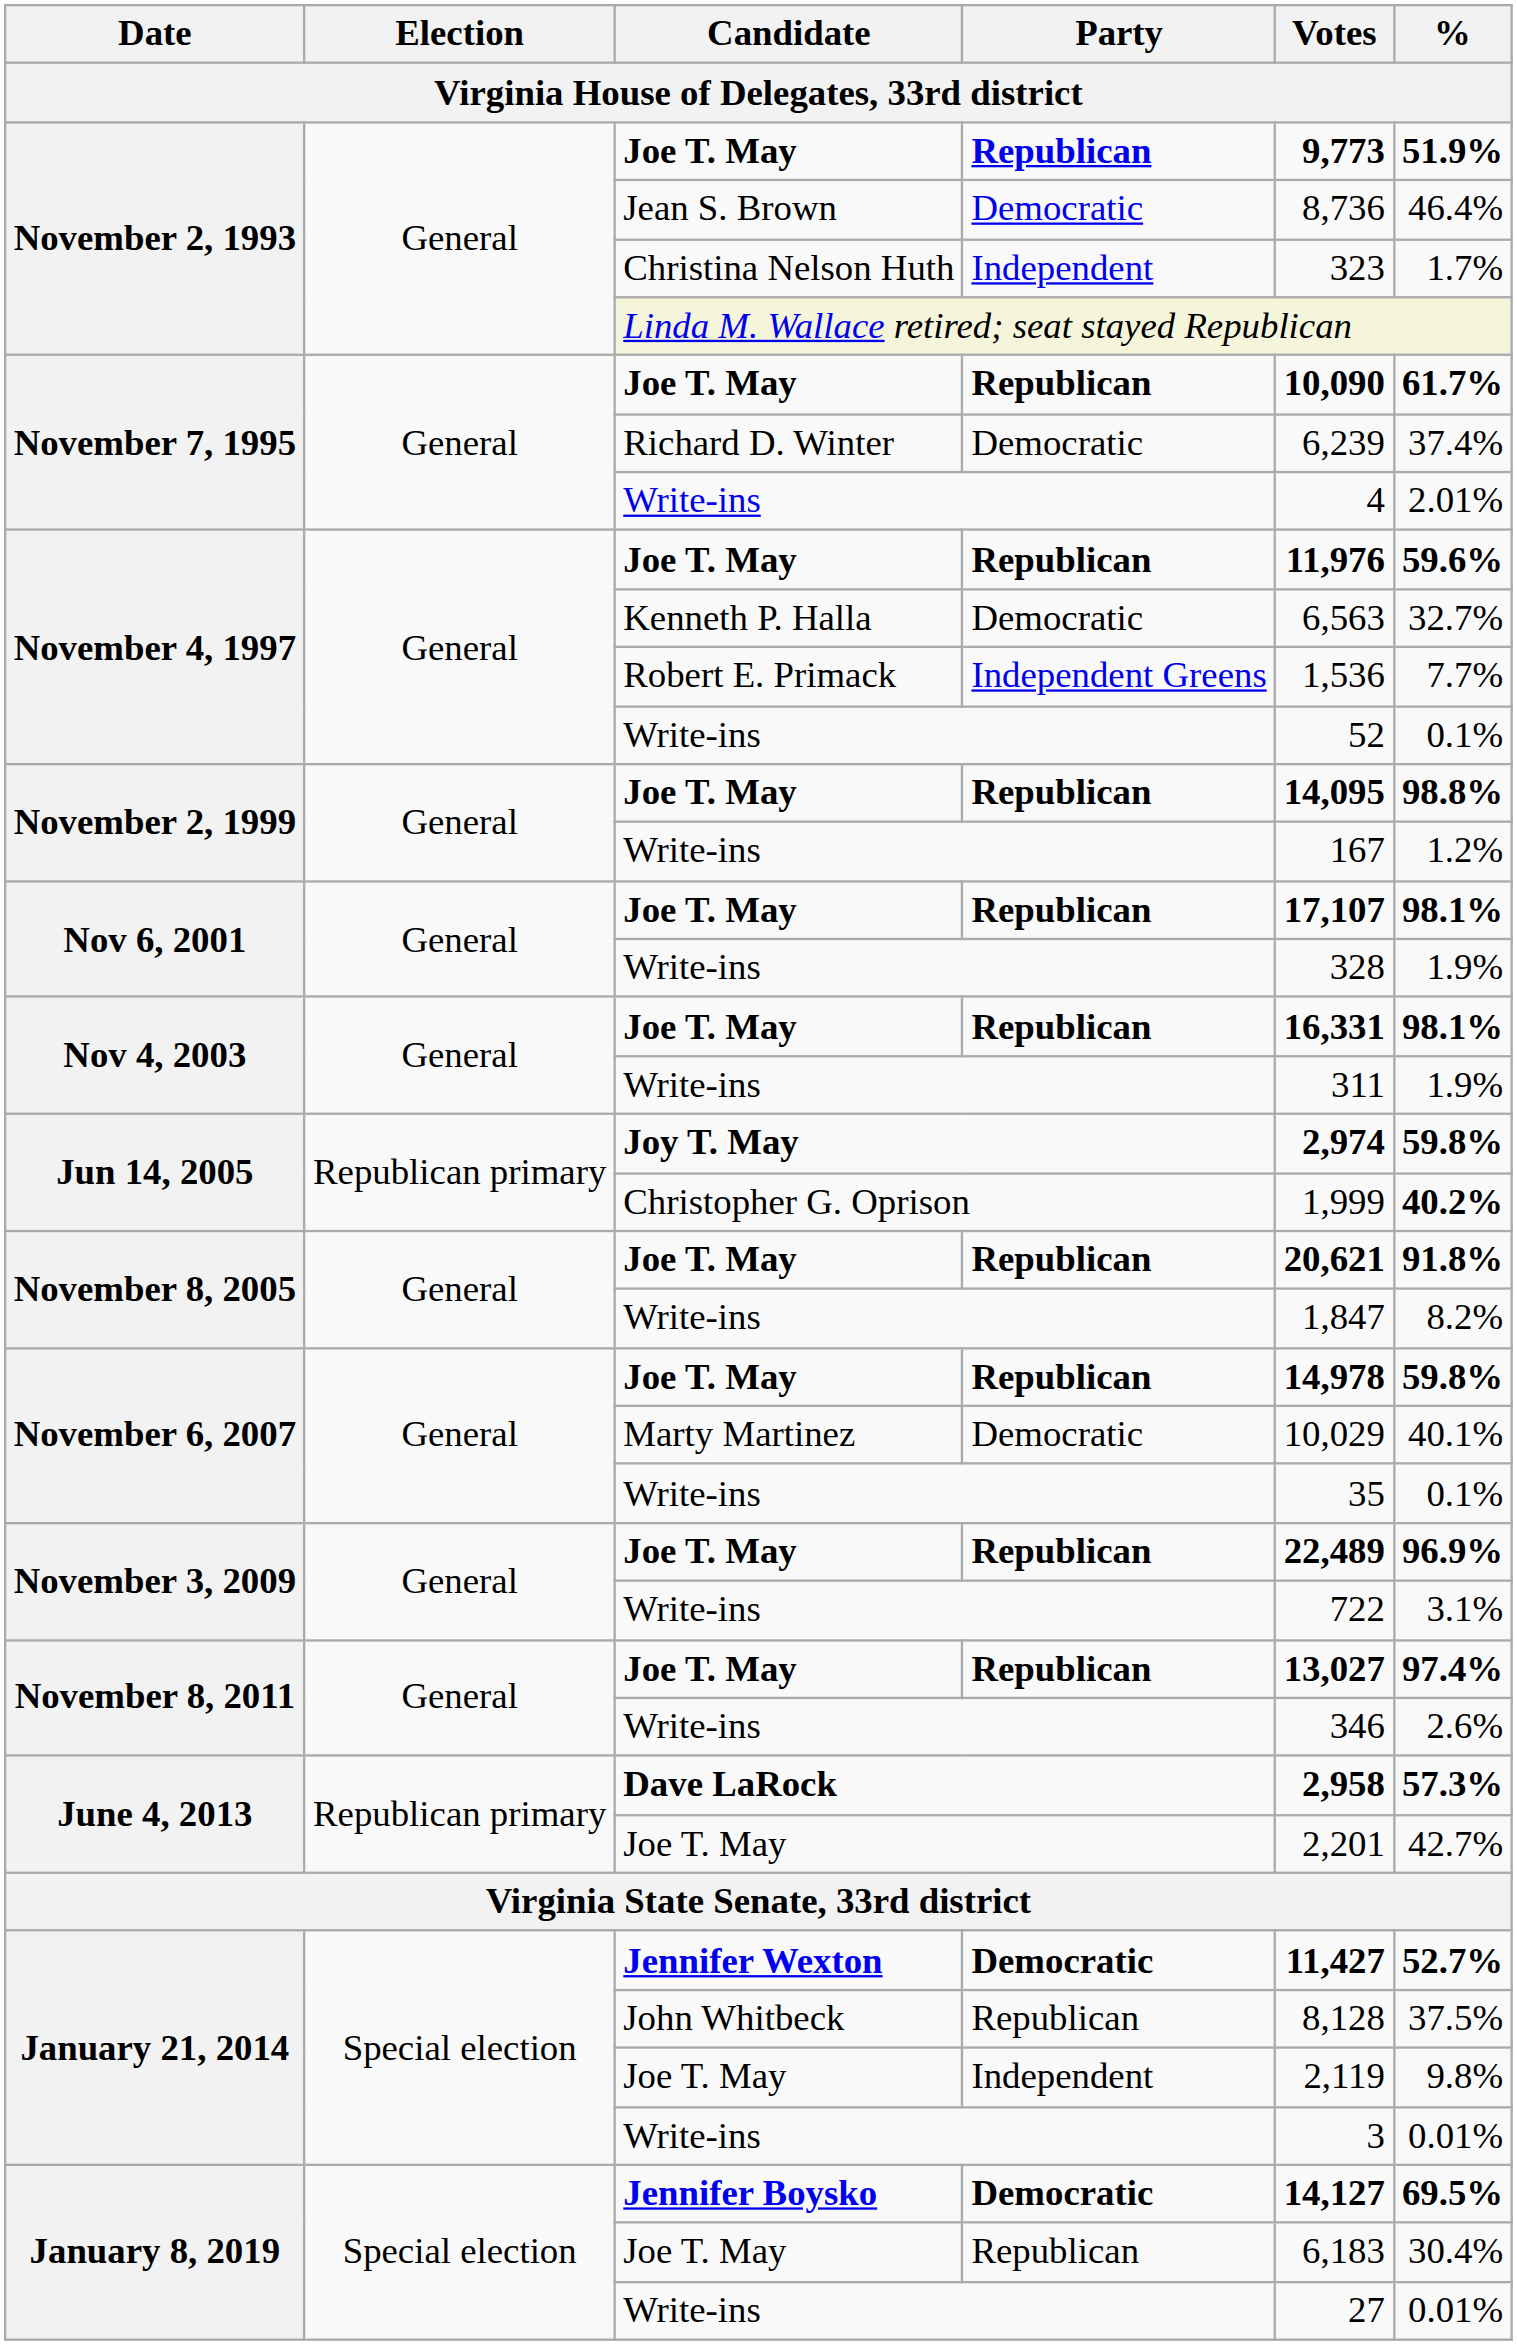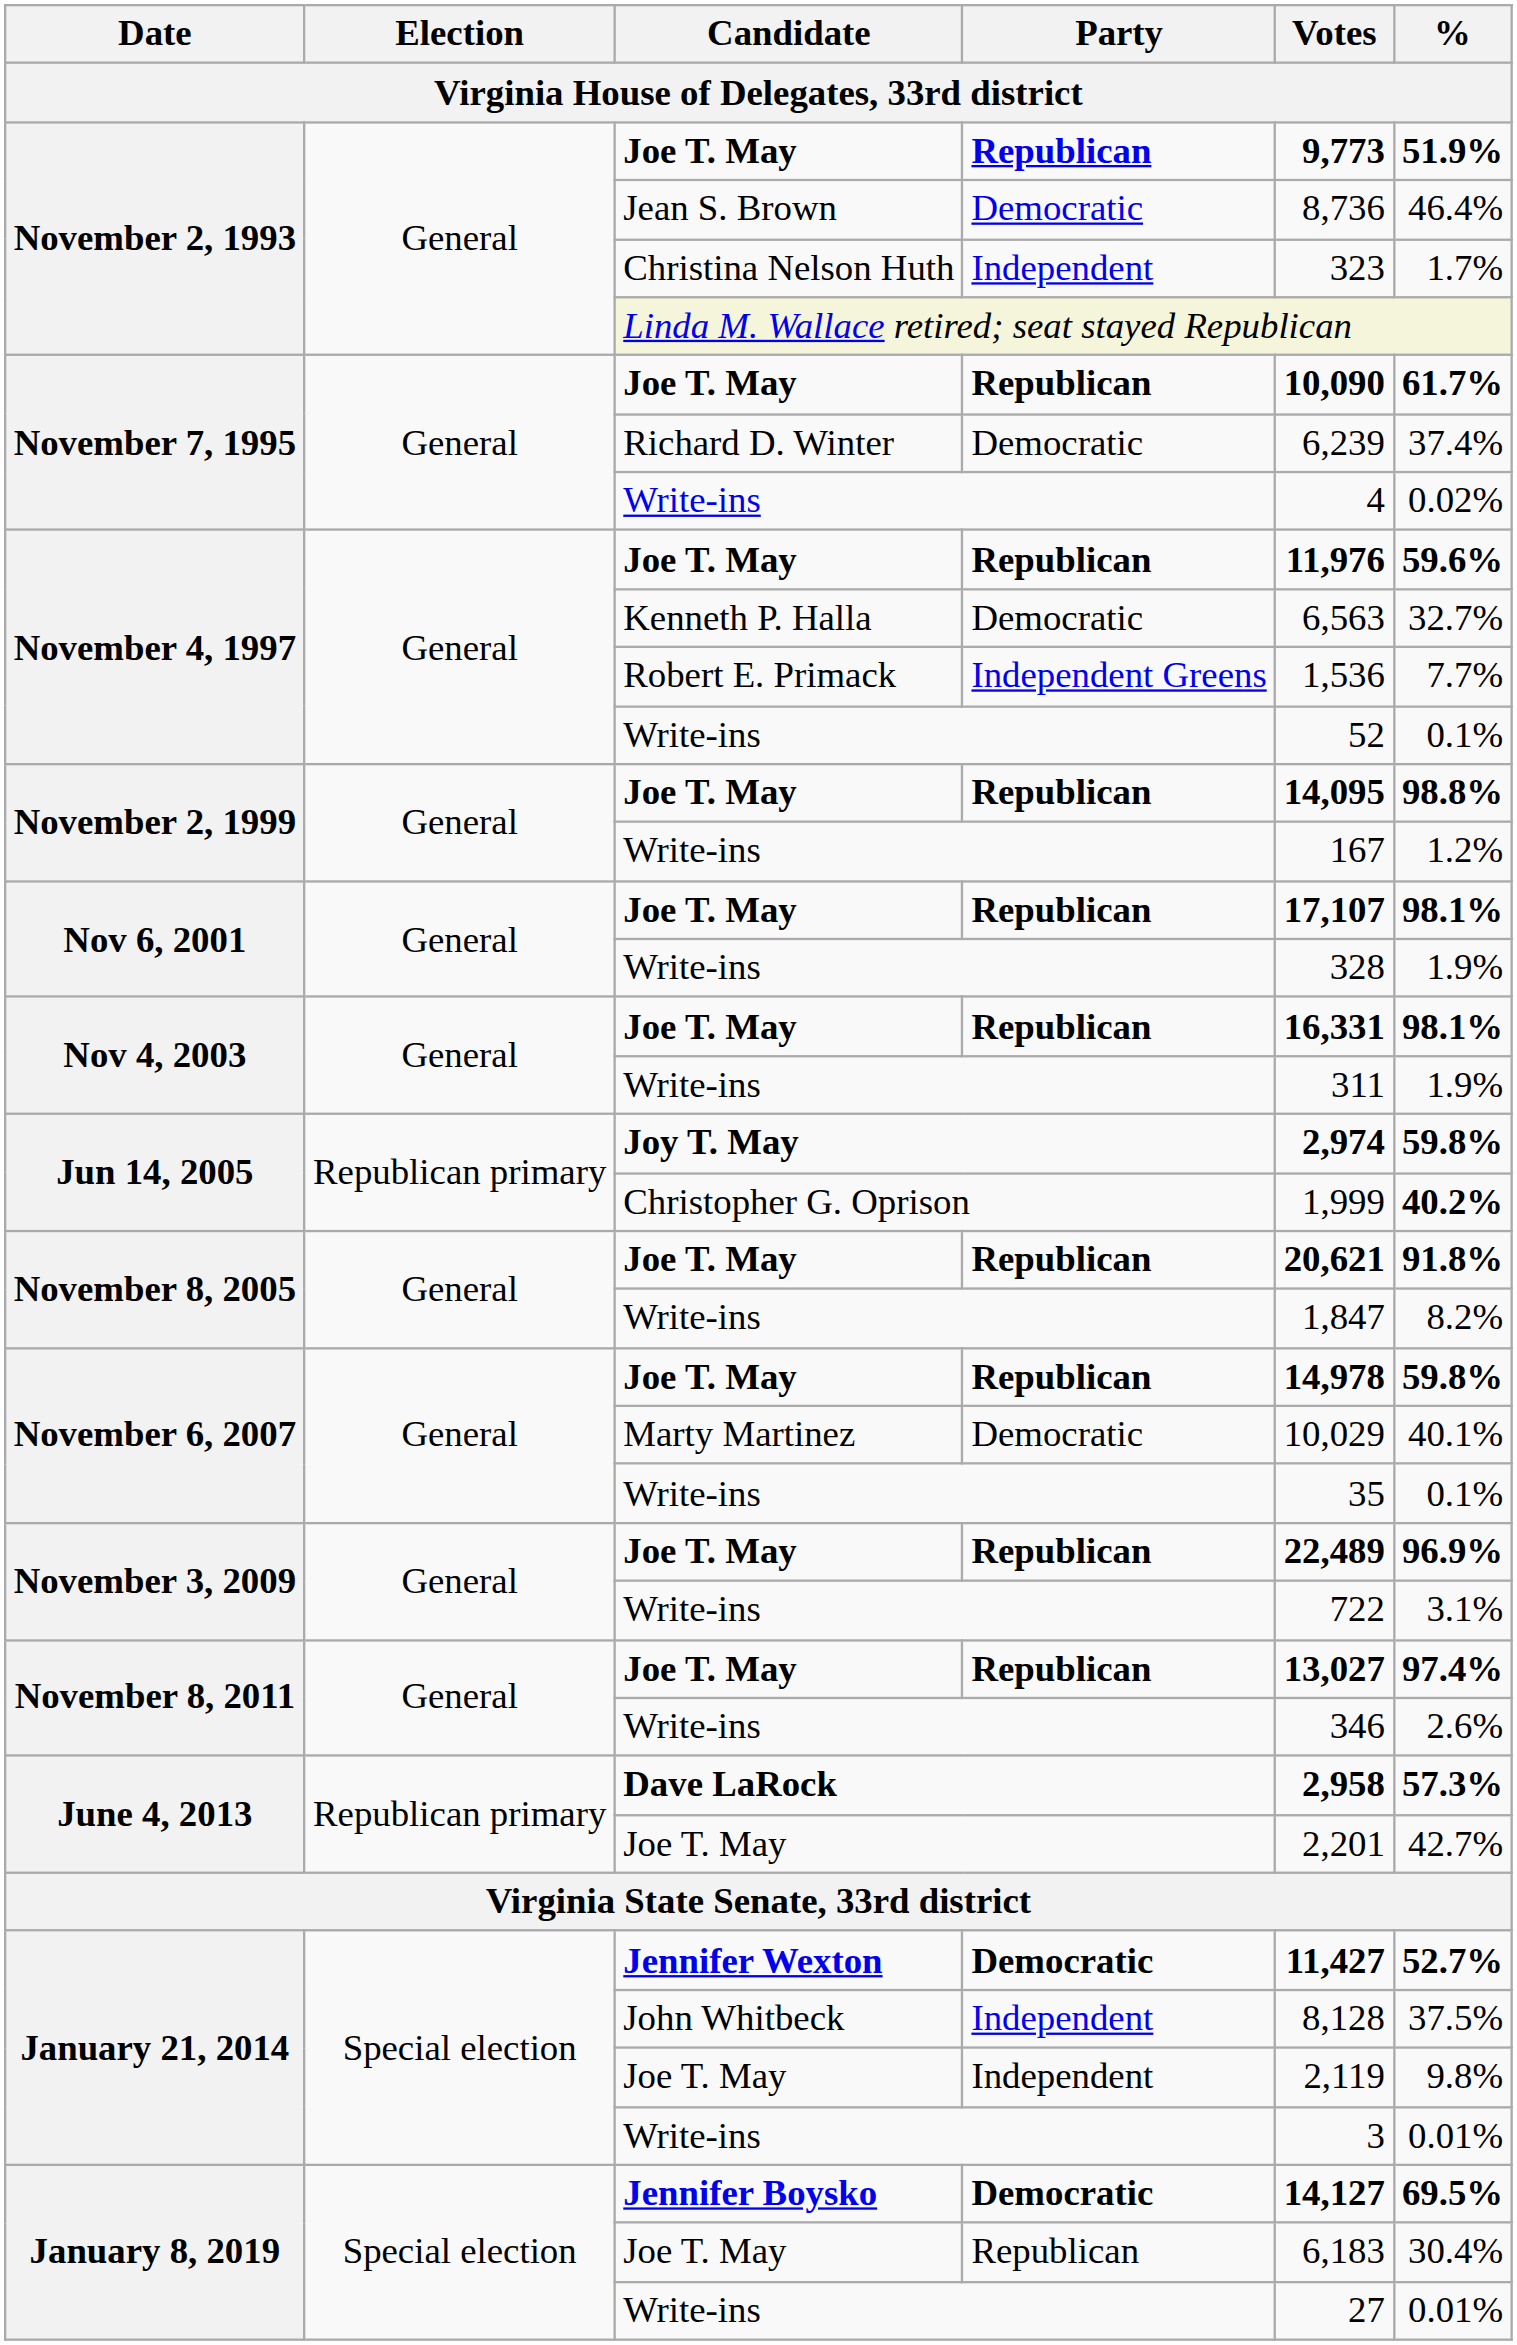(1456, 500) 2.01% -> (1456, 500) 0.02%
(1055, 2018) Republican -> (1062, 2018) Independent
